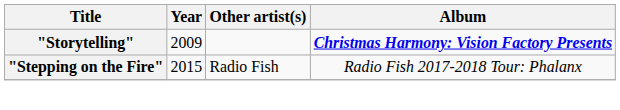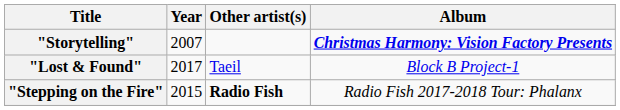(186, 42) 2009 -> (186, 42) 2007
+ row: (86, 67)
(244, 67) normal -> (246, 92) bold
